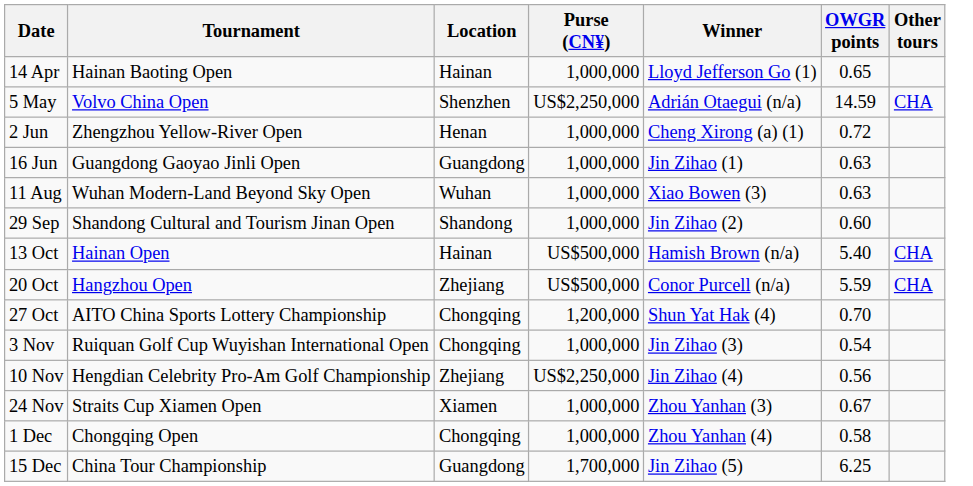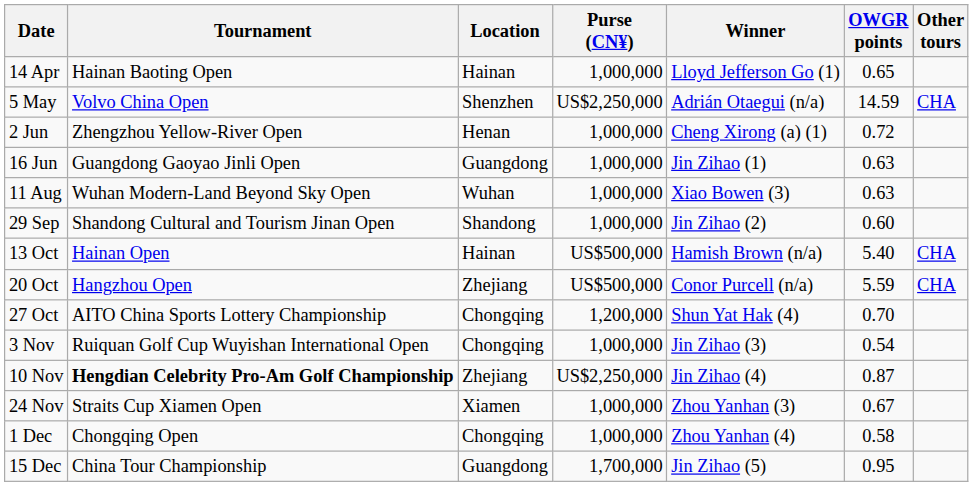(251, 375) normal -> (263, 375) bold
(855, 375) 0.56 -> (878, 375) 0.87
(855, 466) 6.25 -> (878, 466) 0.95
